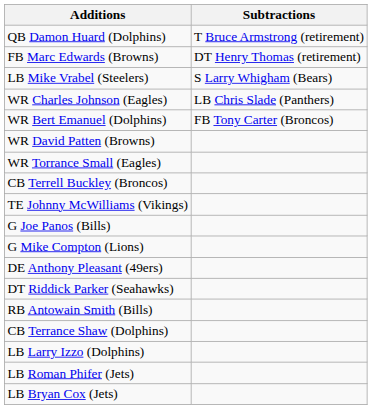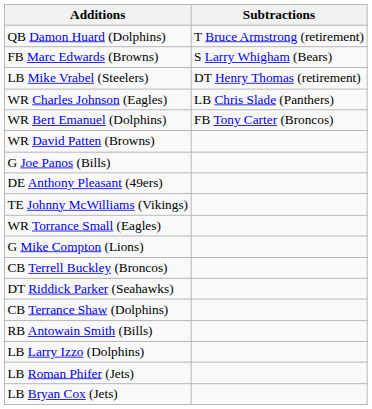(277, 57) DT Henry Thomas (retirement) -> (263, 57) S Larry Whigham (Bears)
(263, 78) S Larry Whigham (Bears) -> (277, 78) DT Henry Thomas (retirement)
rows swapped: (84, 162) <-> (59, 225)
rows swapped: (87, 183) <-> (85, 267)
rows swapped: (80, 309) <-> (88, 330)
